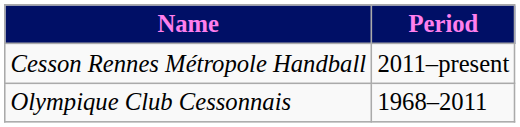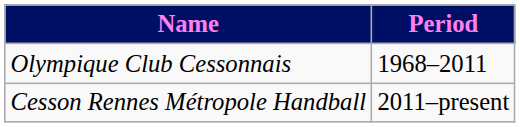rows swapped: (151, 102) <-> (188, 63)
